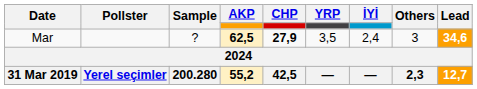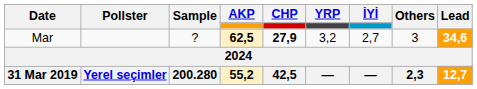(328, 37) 3,5 -> (328, 37) 3,2
(371, 37) 2,4 -> (371, 37) 2,7
